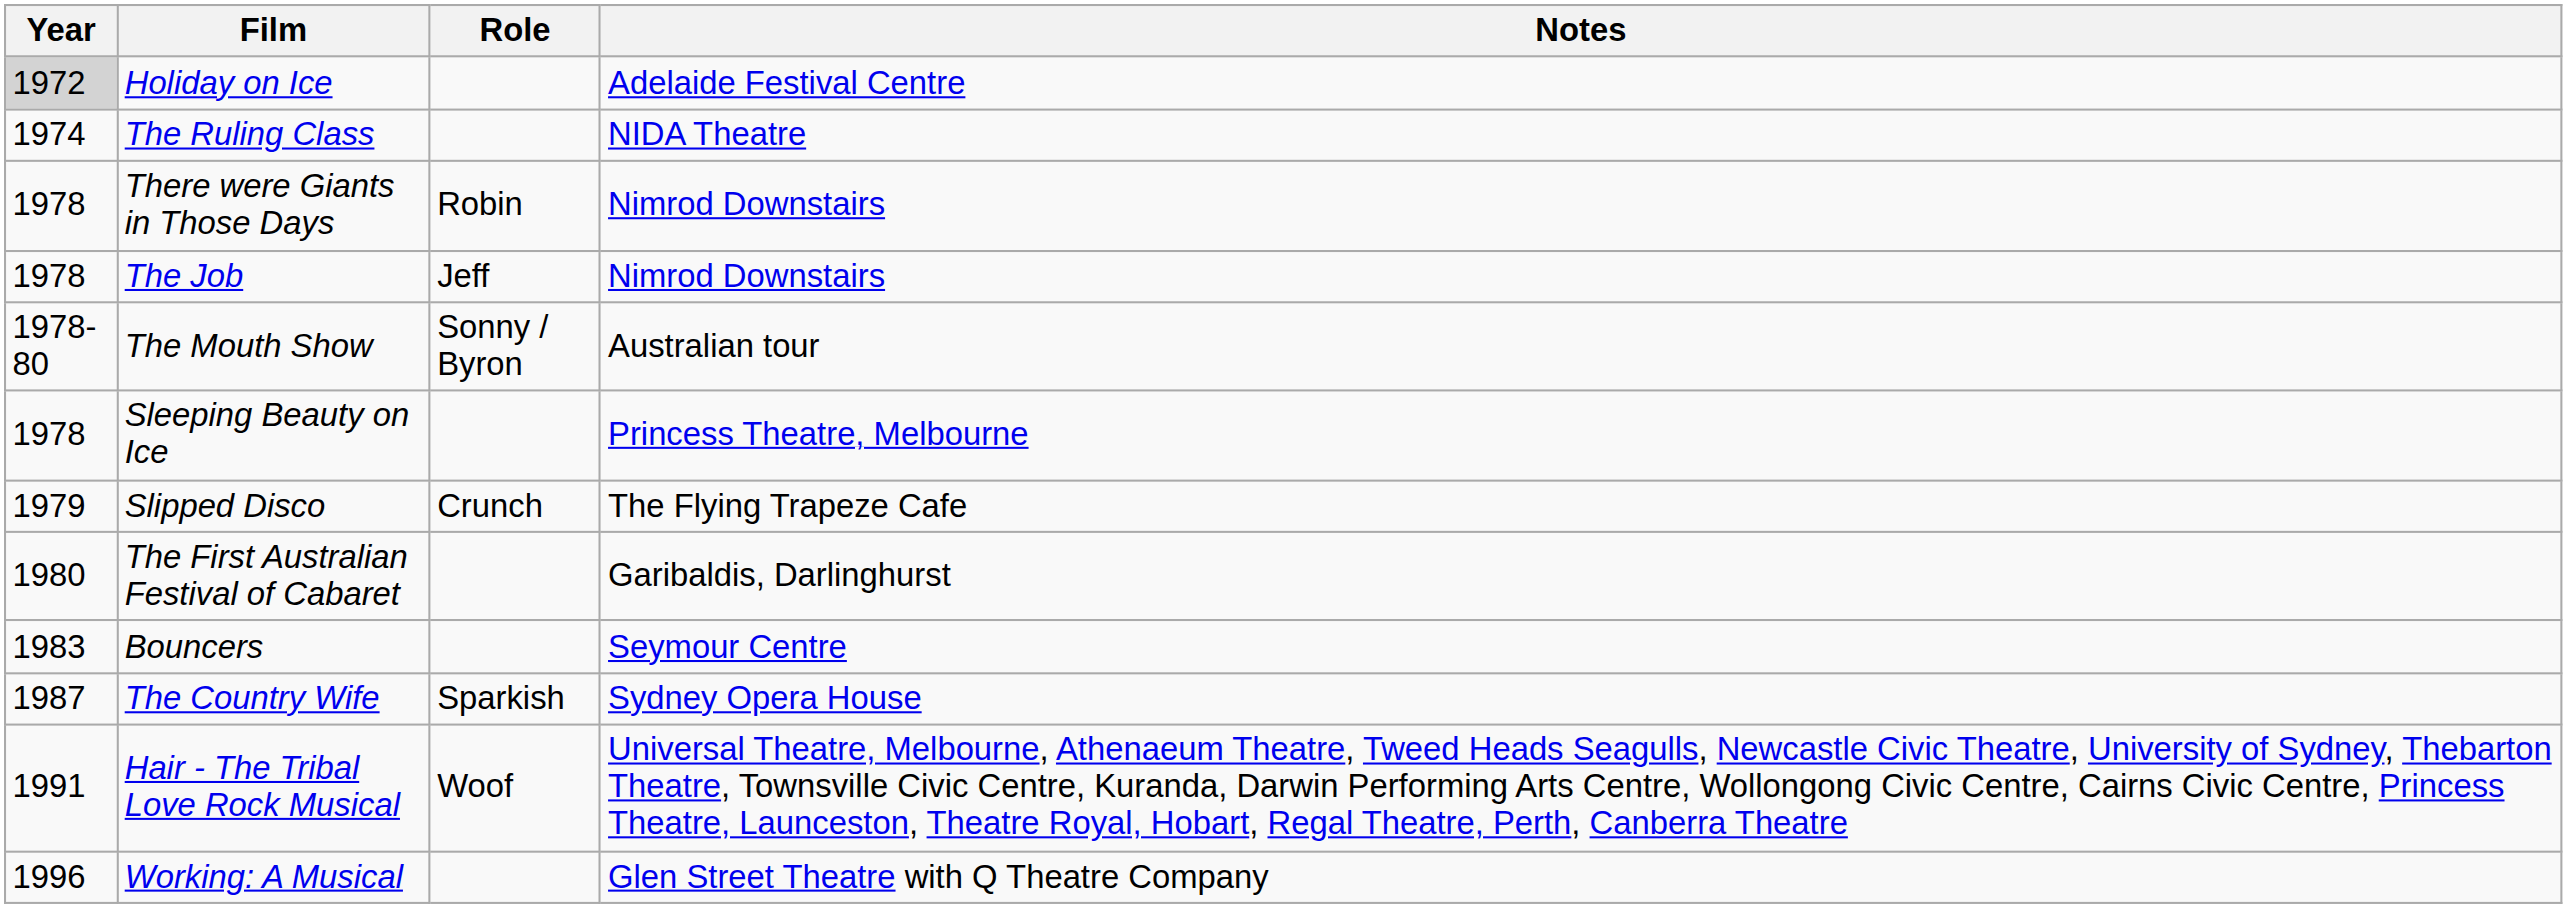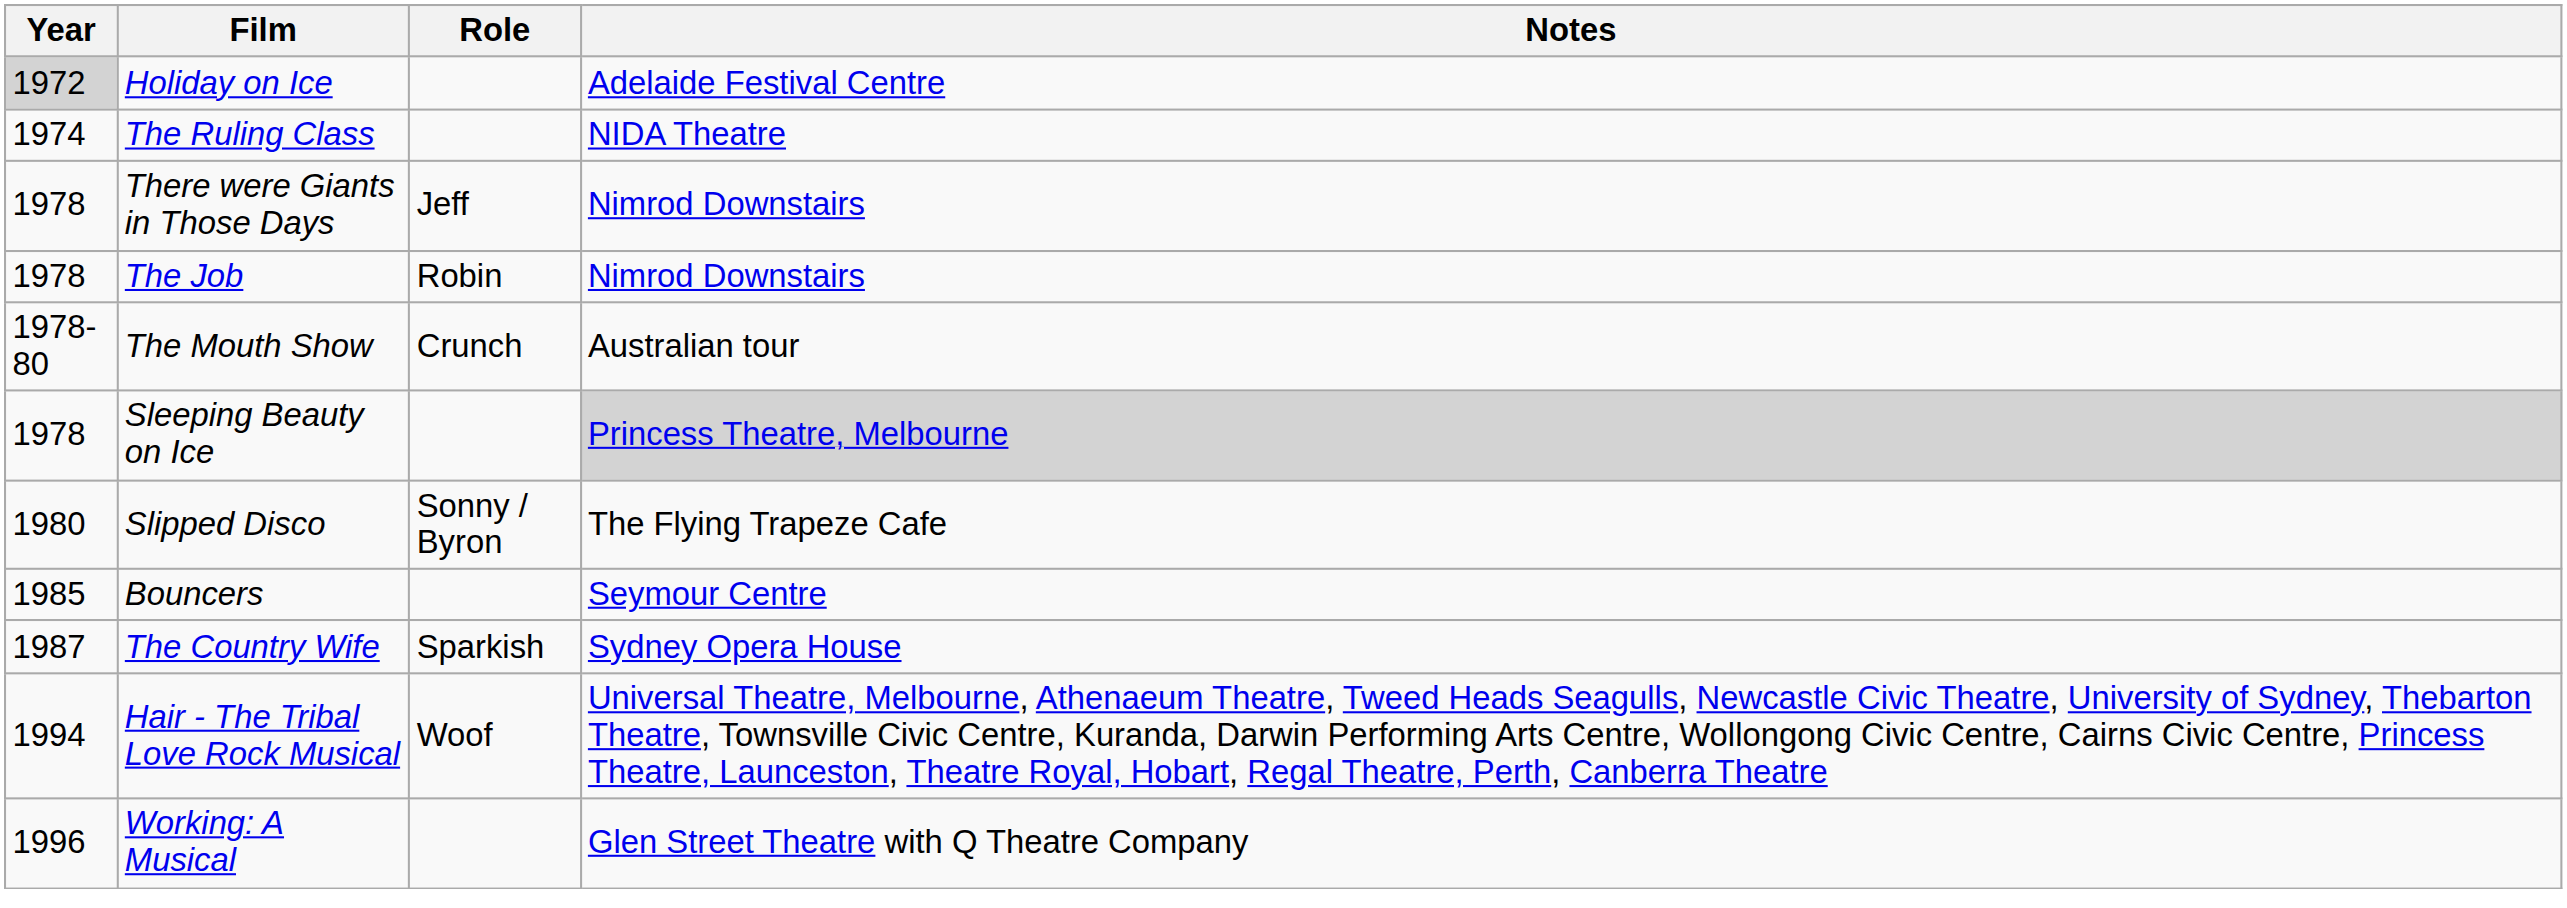(480, 205) Robin -> (443, 205) Jeff
(463, 275) Jeff -> (460, 275) Robin
(493, 345) Sonny / Byron -> (470, 345) Crunch
(818, 434) no background -> (798, 434) lightgrey background
(49, 505) 1979 -> (49, 523) 1980
(490, 505) Crunch -> (472, 523) Sonny / Byron
- row: (266, 575)
(49, 646) 1983 -> (49, 594) 1985
(49, 787) 1991 -> (49, 735) 1994
